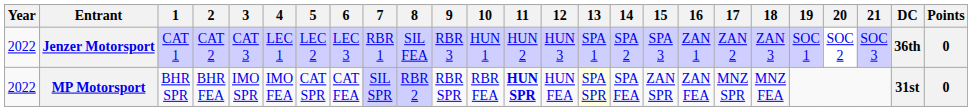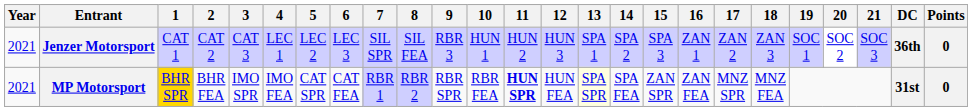(22, 46) 2022 -> (22, 46) 2021
(380, 46) RBR 1 -> (380, 46) SIL SPR
(22, 86) 2022 -> (22, 86) 2021
(176, 86) no background -> (176, 86) gold background
(380, 86) SIL SPR -> (380, 86) RBR 1
